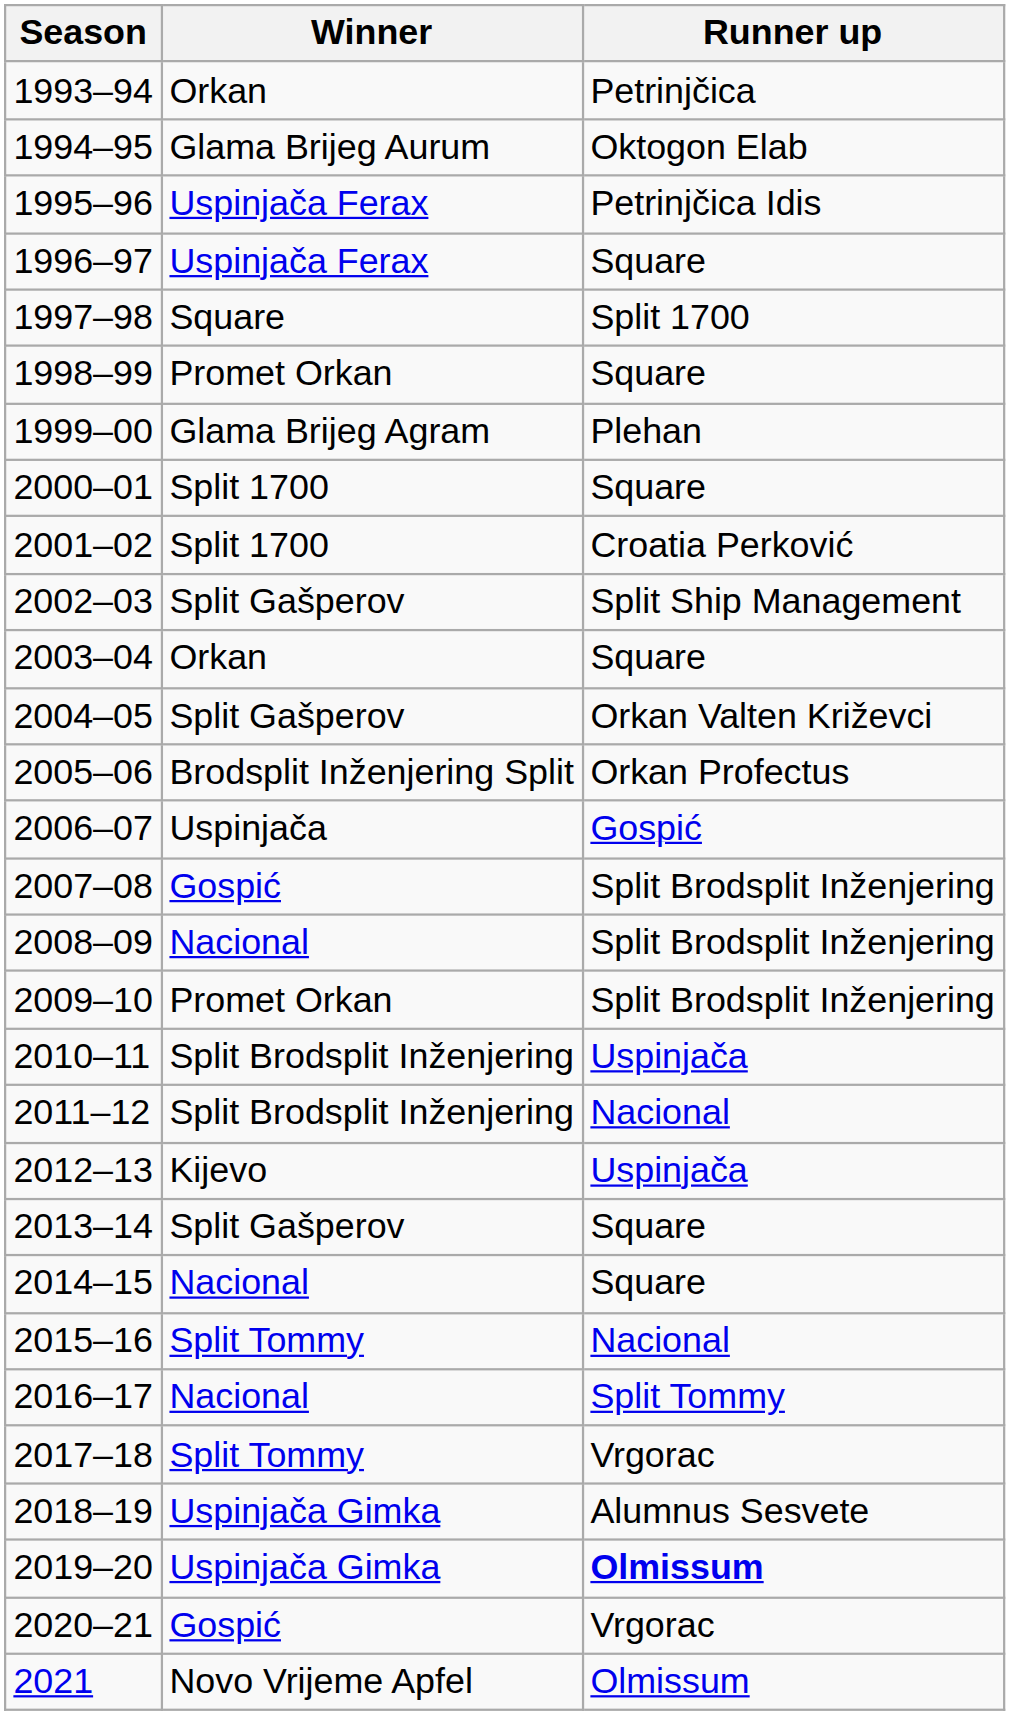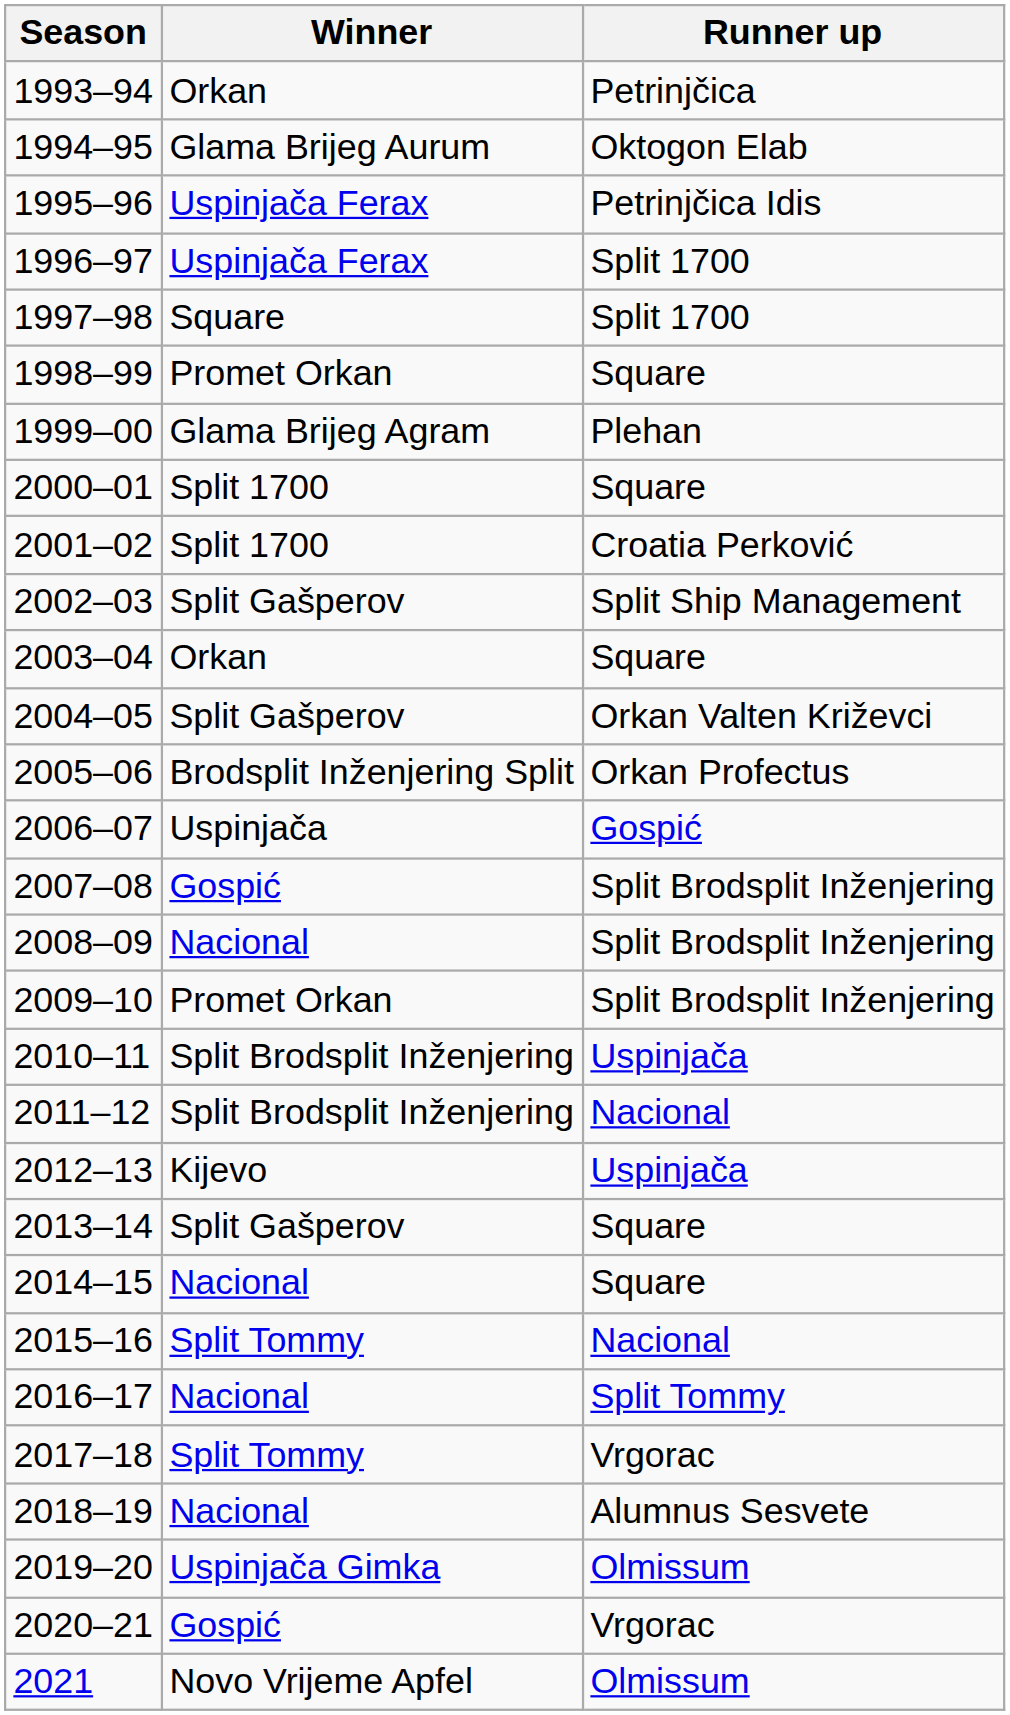(648, 260) Square -> (670, 260) Split 1700
(305, 1510) Uspinjača Gimka -> (239, 1510) Nacional
(677, 1567) bold -> (670, 1567) normal
